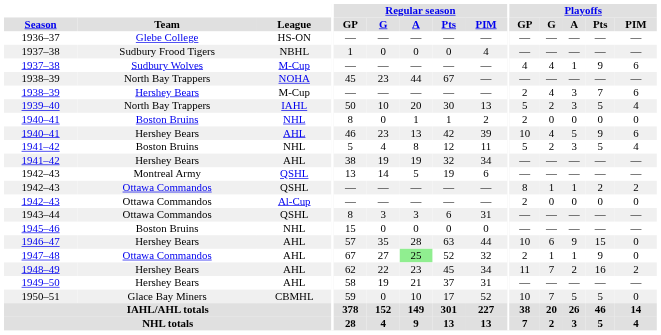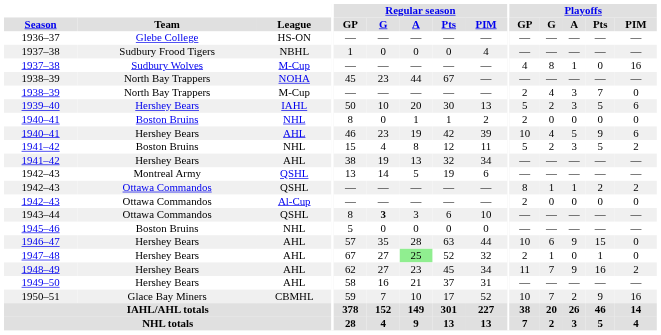(551, 65) 4 -> (551, 65) 8
(600, 65) 9 -> (600, 65) 0
(636, 65) 6 -> (636, 65) 16
(167, 92) Hershey Bears -> (167, 92) North Bay Trappers
(636, 92) 6 -> (636, 92) 0
(167, 106) North Bay Trappers -> (167, 106) Hershey Bears
(636, 106) 4 -> (636, 106) 6
(416, 133) 13 -> (416, 133) 19
(350, 146) 5 -> (350, 146) 15
(636, 146) 4 -> (636, 146) 2
(416, 160) 19 -> (416, 160) 13
(383, 214) normal -> (383, 214) bold
(486, 214) 31 -> (486, 214) 10
(350, 228) 15 -> (350, 228) 5
(167, 255) Ottawa Commandos -> (167, 255) Hershey Bears
(574, 255) 1 -> (574, 255) 0
(600, 255) 9 -> (600, 255) 1
(383, 269) 22 -> (383, 269) 27
(574, 269) 2 -> (574, 269) 9
(383, 282) 19 -> (383, 282) 16
(383, 296) 0 -> (383, 296) 7
(574, 296) 5 -> (574, 296) 2
(600, 296) 5 -> (600, 296) 9
(636, 296) 0 -> (636, 296) 16
